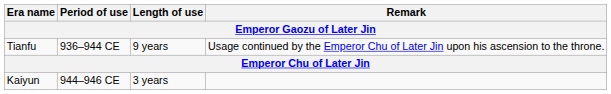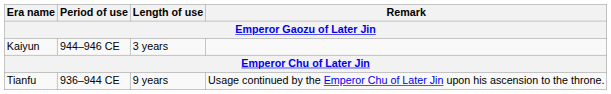rows swapped: (22, 47) <-> (23, 81)
